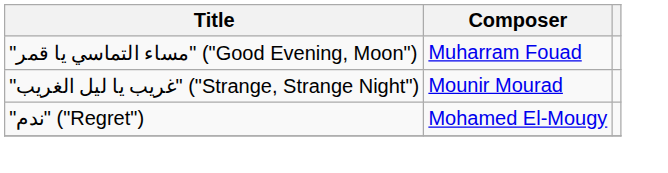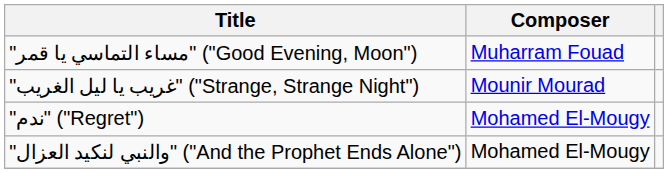+ row: (235, 152)
